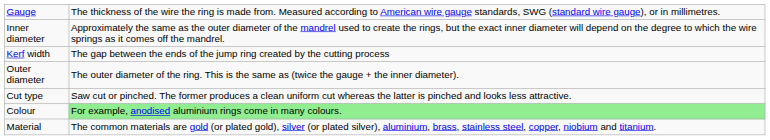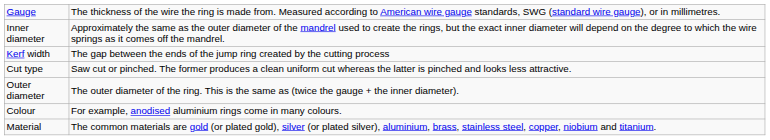rows swapped: (25, 96) <-> (26, 75)
(206, 111) lightgreen background -> (206, 111) no background
